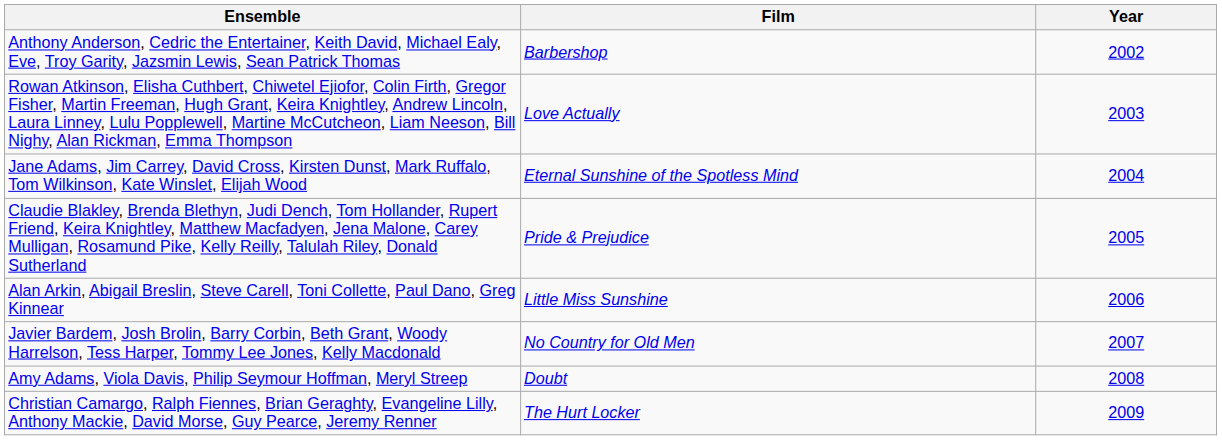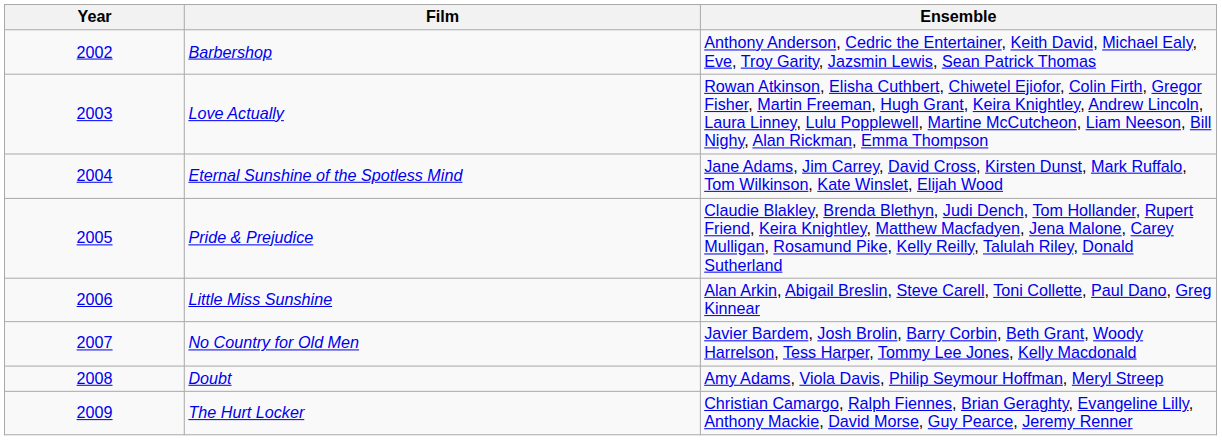columns swapped: (1126, 17) <-> (262, 17)
